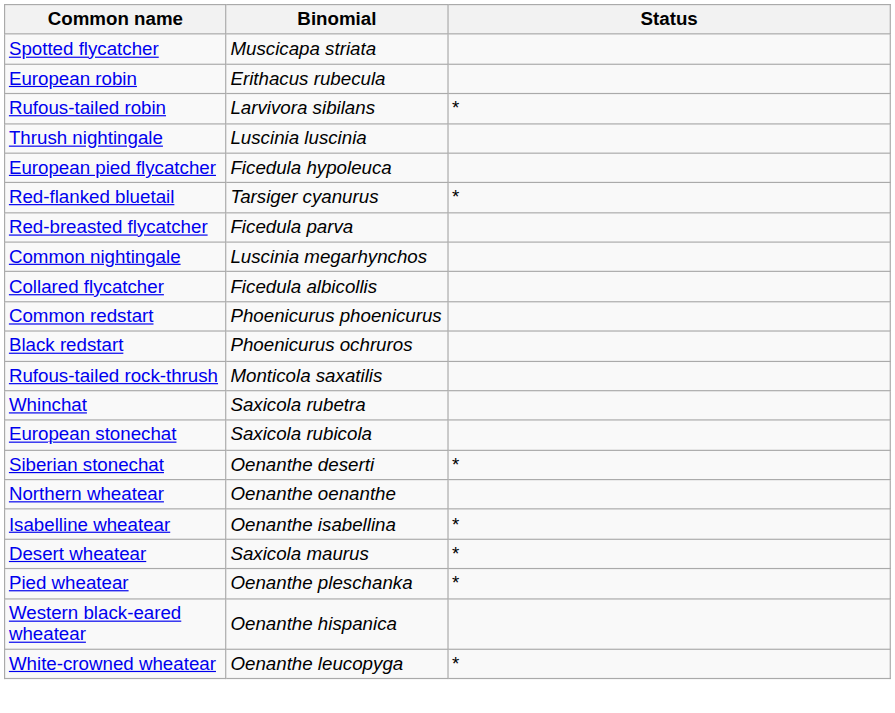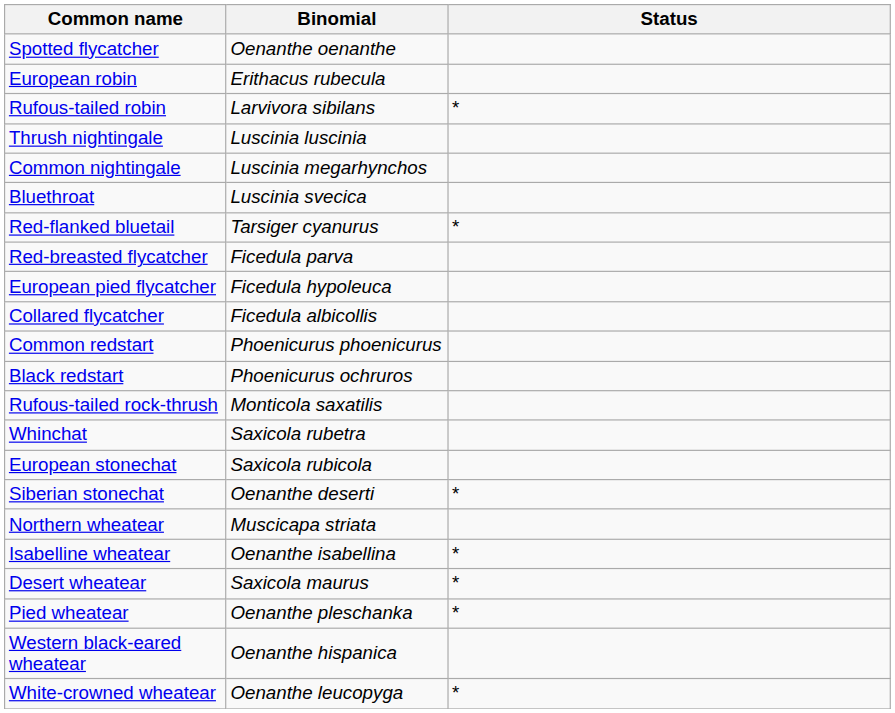(303, 49) Muscicapa striata -> (313, 49) Oenanthe oenanthe
rows swapped: (95, 256) <-> (112, 167)
+ row: (52, 197)
(313, 494) Oenanthe oenanthe -> (303, 524) Muscicapa striata
